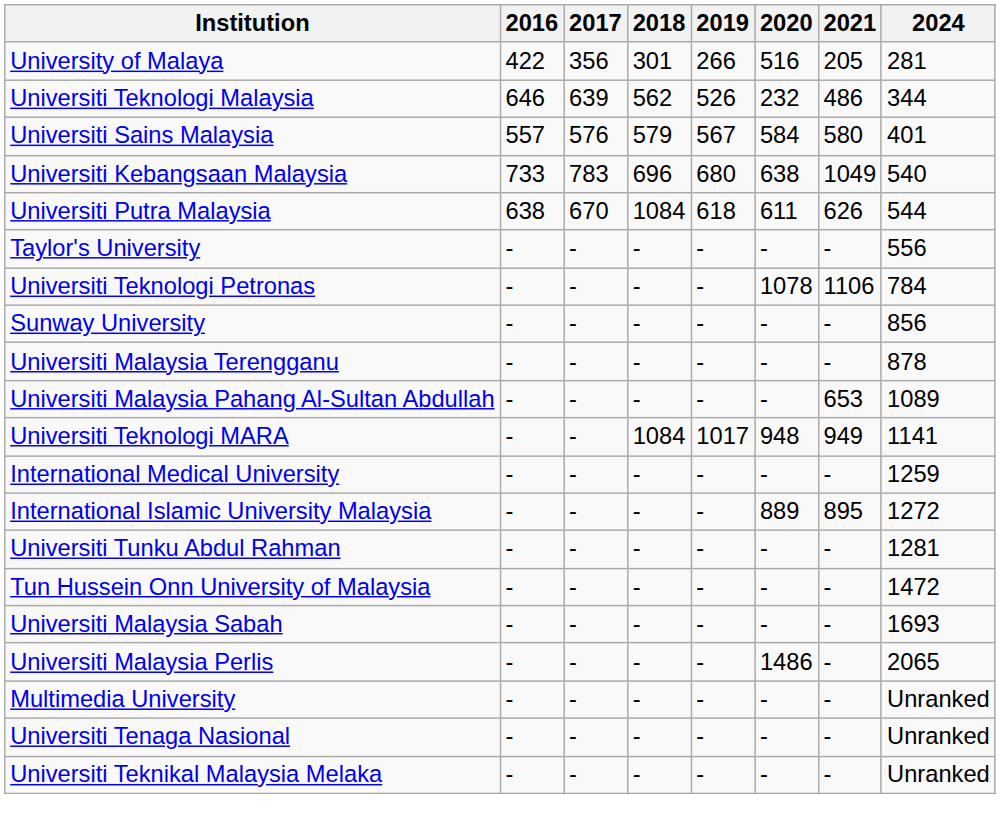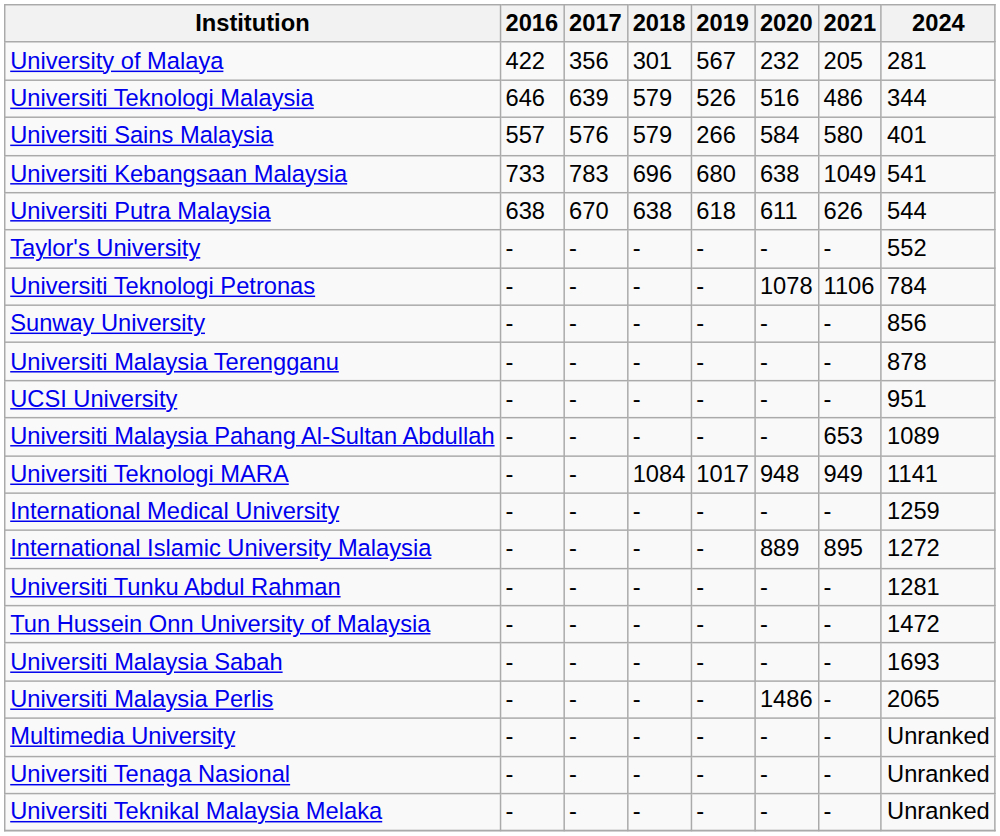(716, 60) 266 -> (716, 60) 567
(780, 60) 516 -> (780, 60) 232
(652, 98) 562 -> (652, 98) 579
(780, 98) 232 -> (780, 98) 516
(716, 135) 567 -> (716, 135) 266
(907, 173) 540 -> (907, 173) 541
(659, 211) 1084 -> (652, 211) 638
(907, 248) 556 -> (907, 248) 552
+ row: (94, 398)
